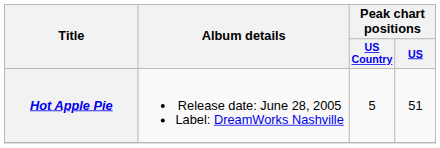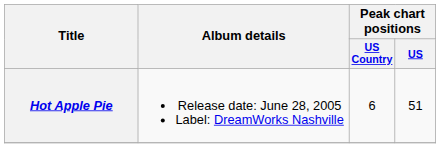(372, 105) 5 -> (372, 105) 6
